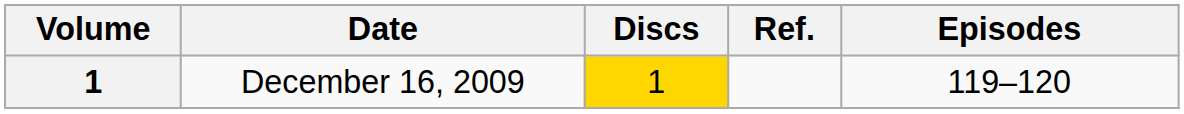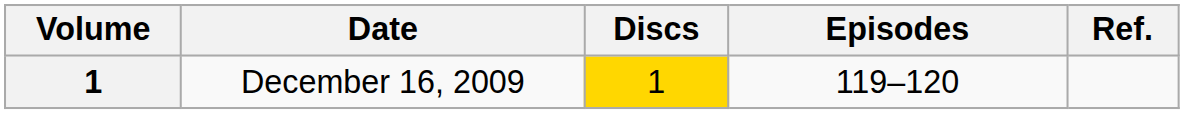columns swapped: (1009, 30) <-> (784, 30)
